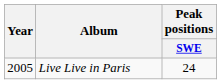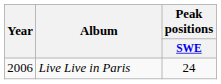(20, 68) 2005 -> (20, 68) 2006
